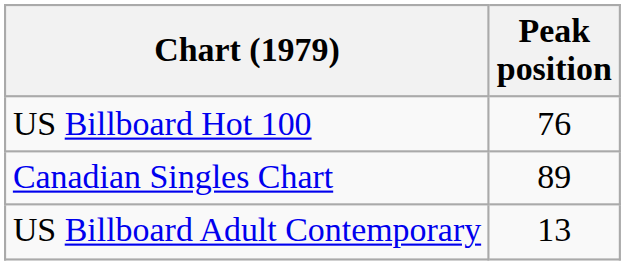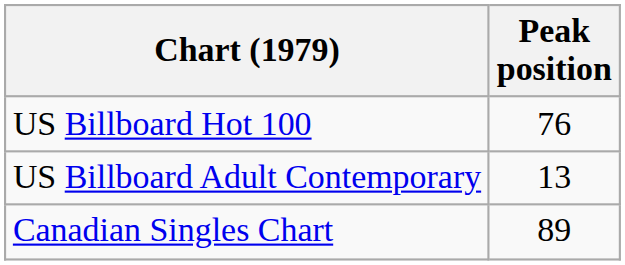rows swapped: (247, 230) <-> (173, 177)
